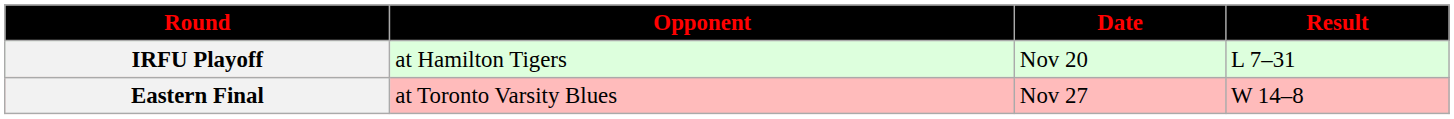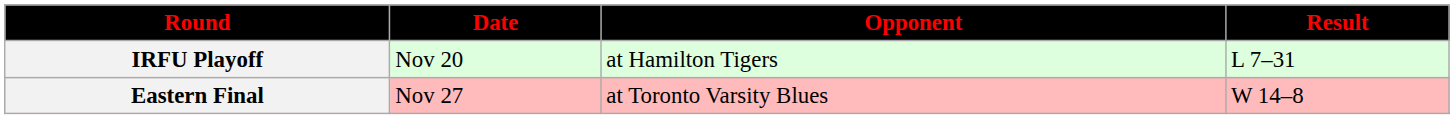columns swapped: (1120, 22) <-> (702, 22)
